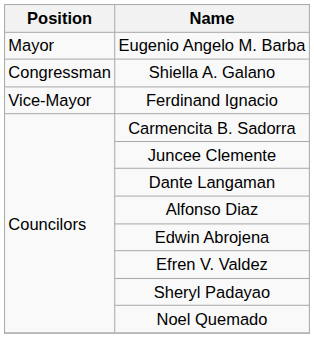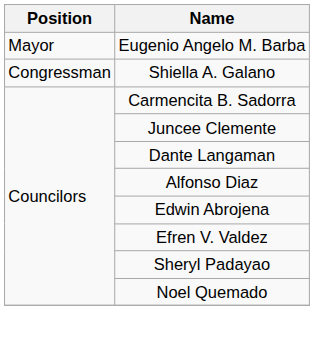- row: (212, 100)
